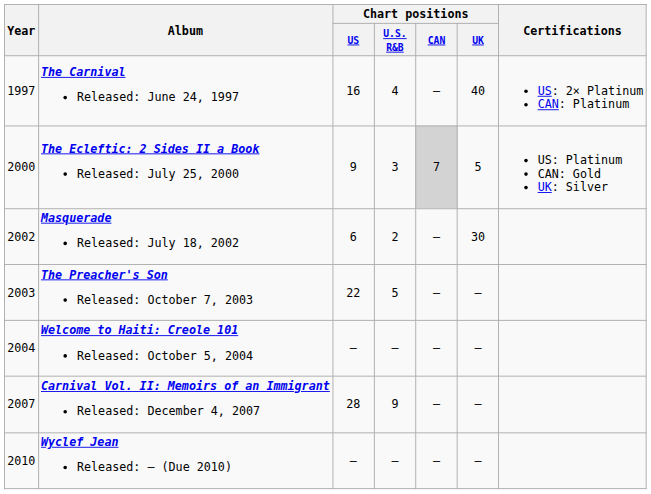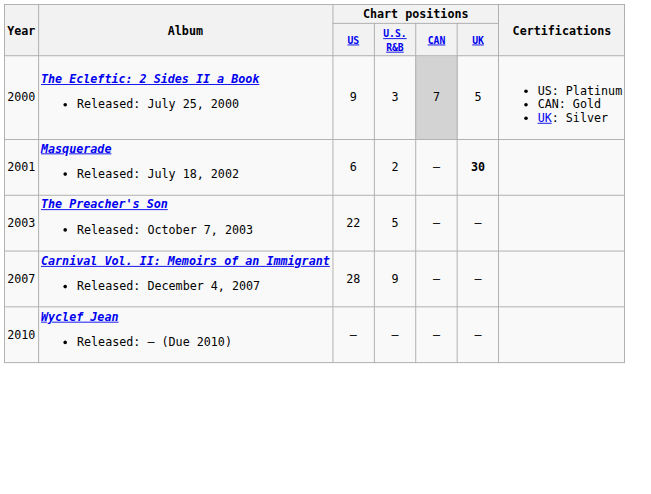- row: (185, 85)
(21, 237) 2002 -> (21, 167) 2001
(478, 237) normal -> (478, 167) bold
- row: (185, 343)
